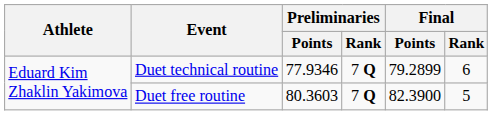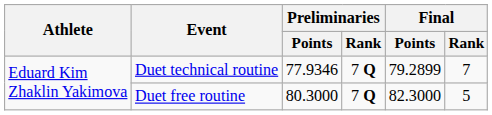(466, 69) 6 -> (466, 69) 7
(312, 96) 80.3603 -> (312, 96) 80.3000
(415, 96) 82.3900 -> (415, 96) 82.3000
